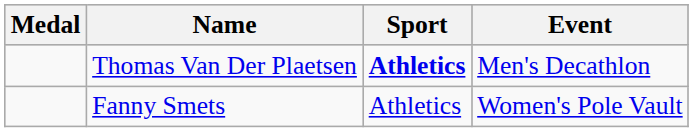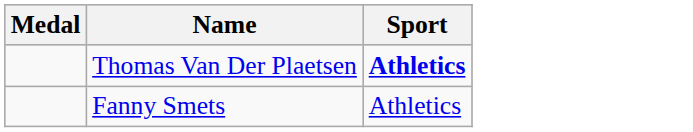- column: (580, 24)
